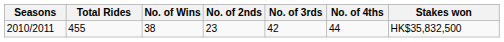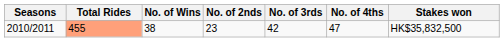(77, 29) no background -> (77, 29) lightsalmon background
(335, 29) 44 -> (335, 29) 47
